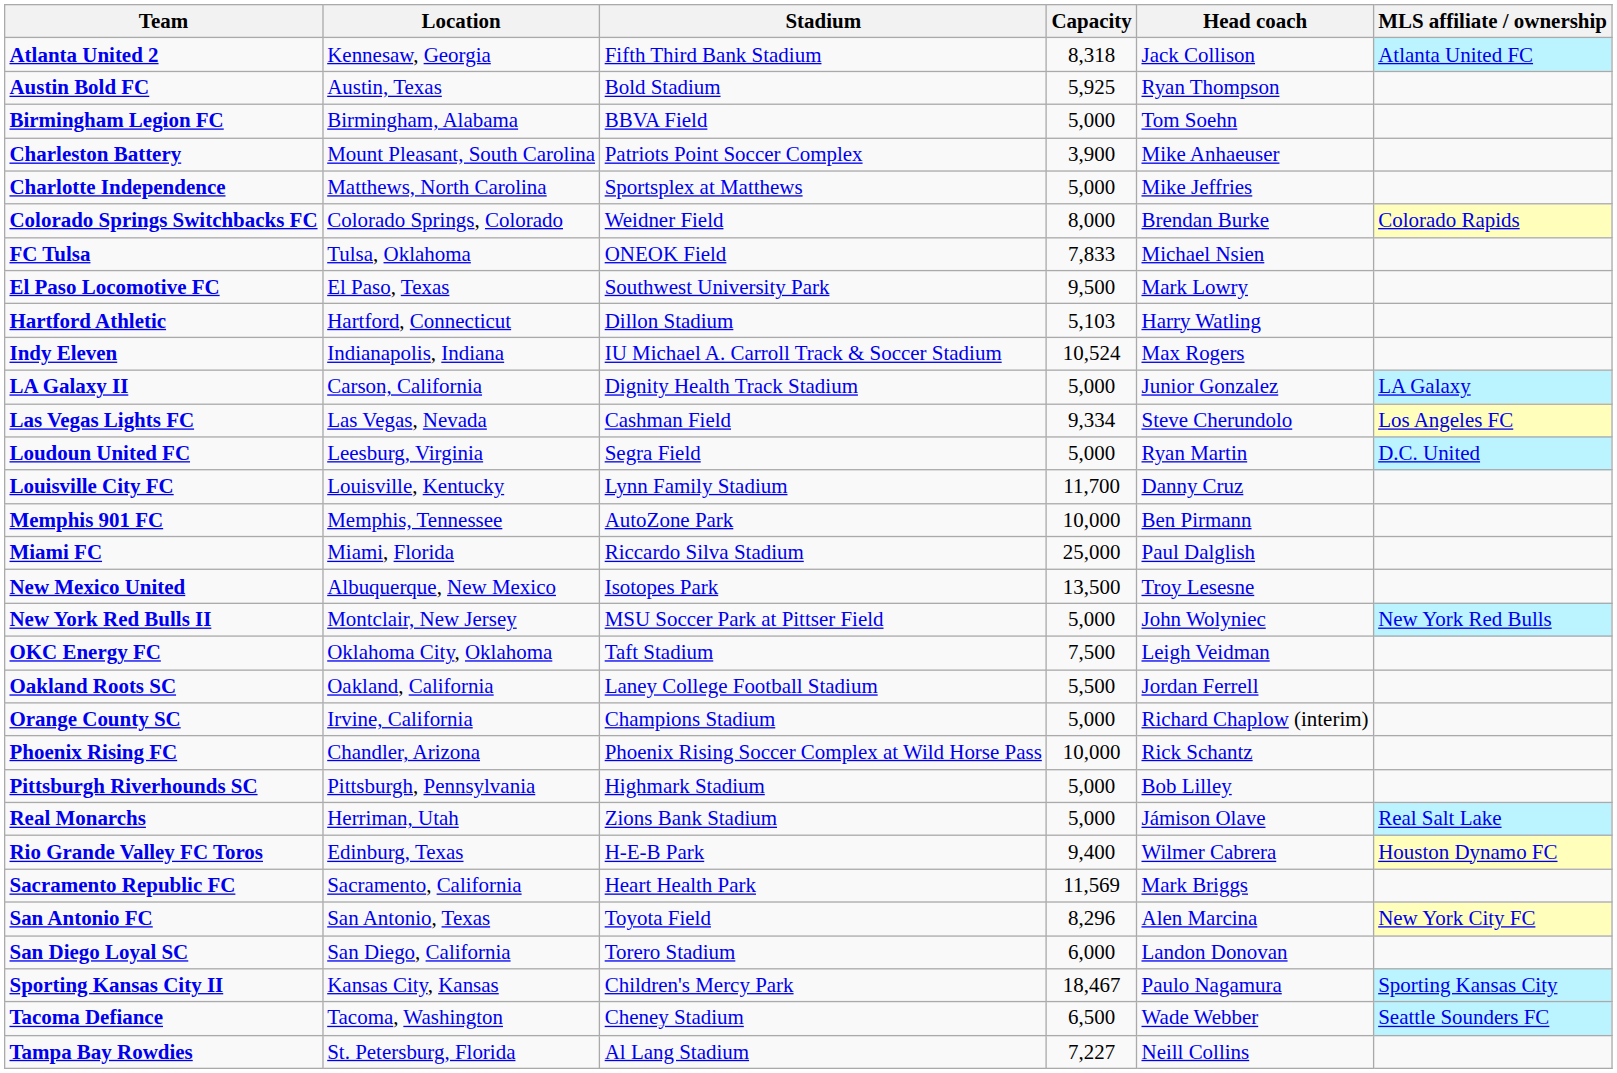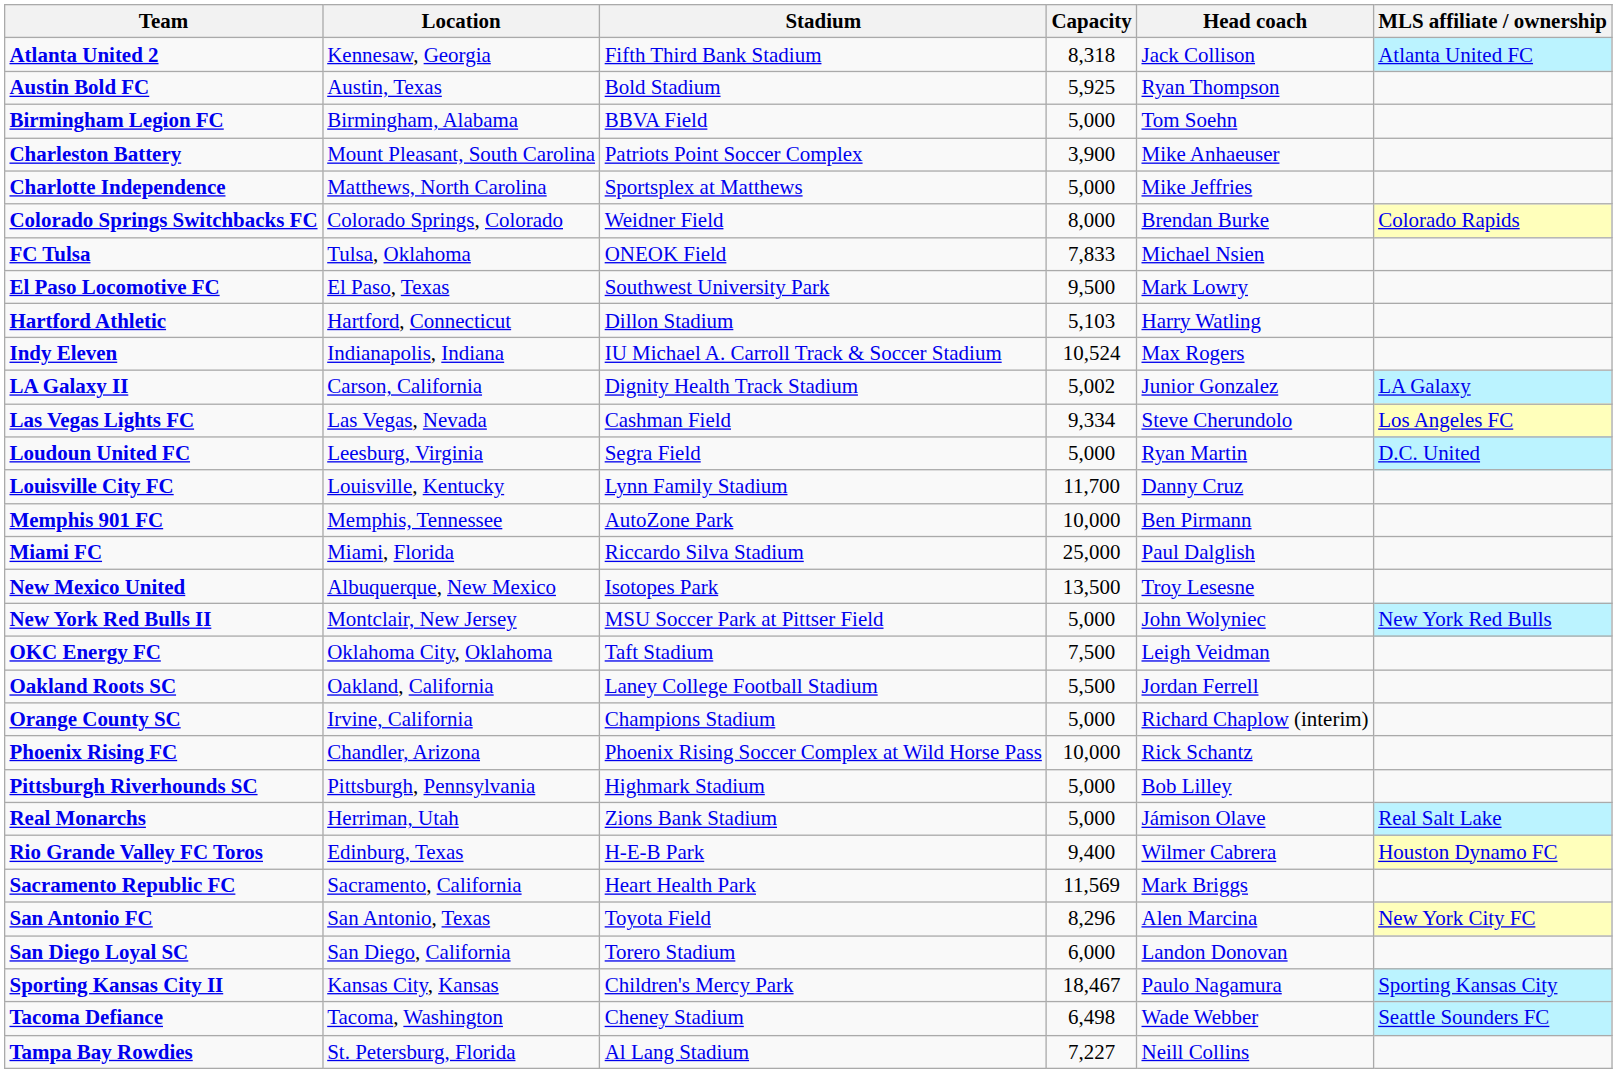(1092, 386) 5,000 -> (1092, 386) 5,002
(1092, 1018) 6,500 -> (1092, 1018) 6,498
